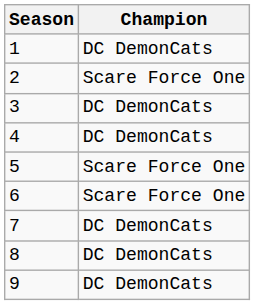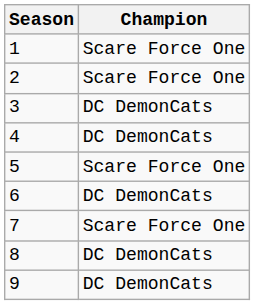(148, 49) DC DemonCats -> (164, 49) Scare Force One
(164, 196) Scare Force One -> (148, 196) DC DemonCats
(148, 226) DC DemonCats -> (164, 226) Scare Force One
